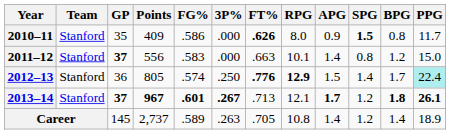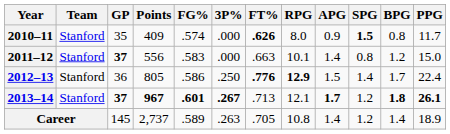(193, 35) .586 -> (193, 35) .574
(193, 77) .574 -> (193, 77) .586
(430, 77) paleturquoise background -> (430, 77) no background
